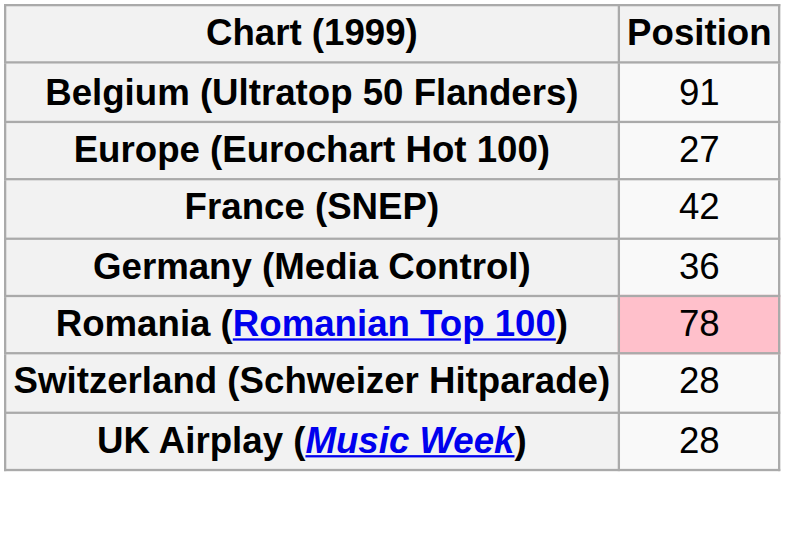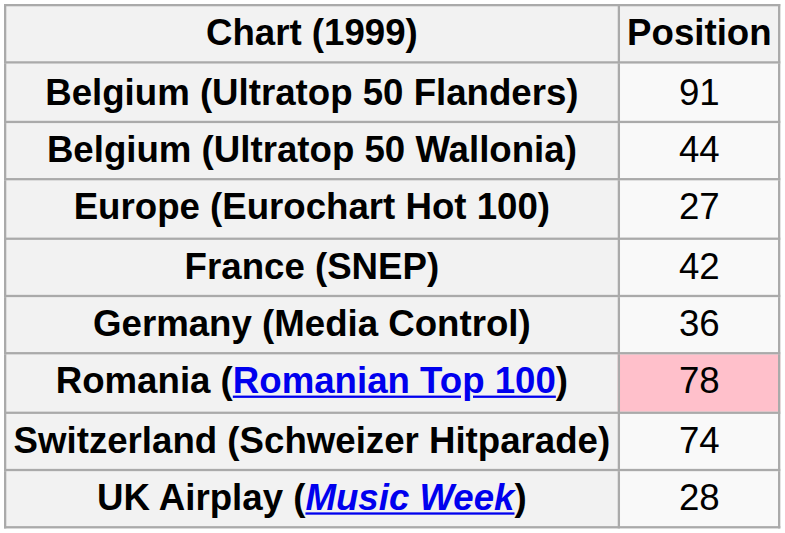+ row: (312, 149)
(699, 382) 28 -> (699, 440) 74
